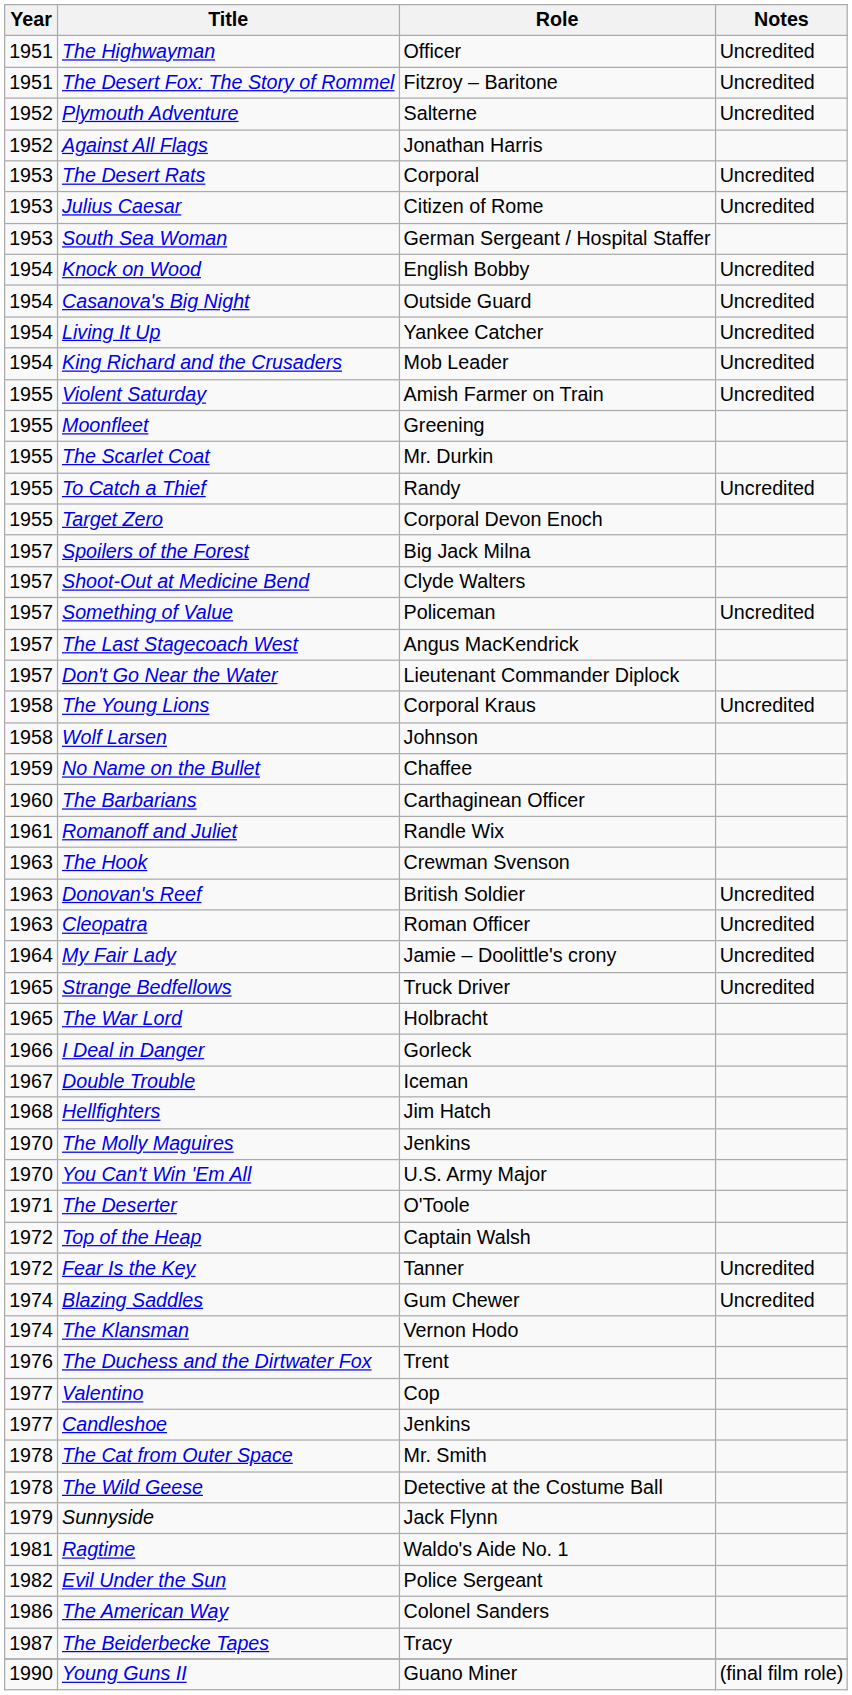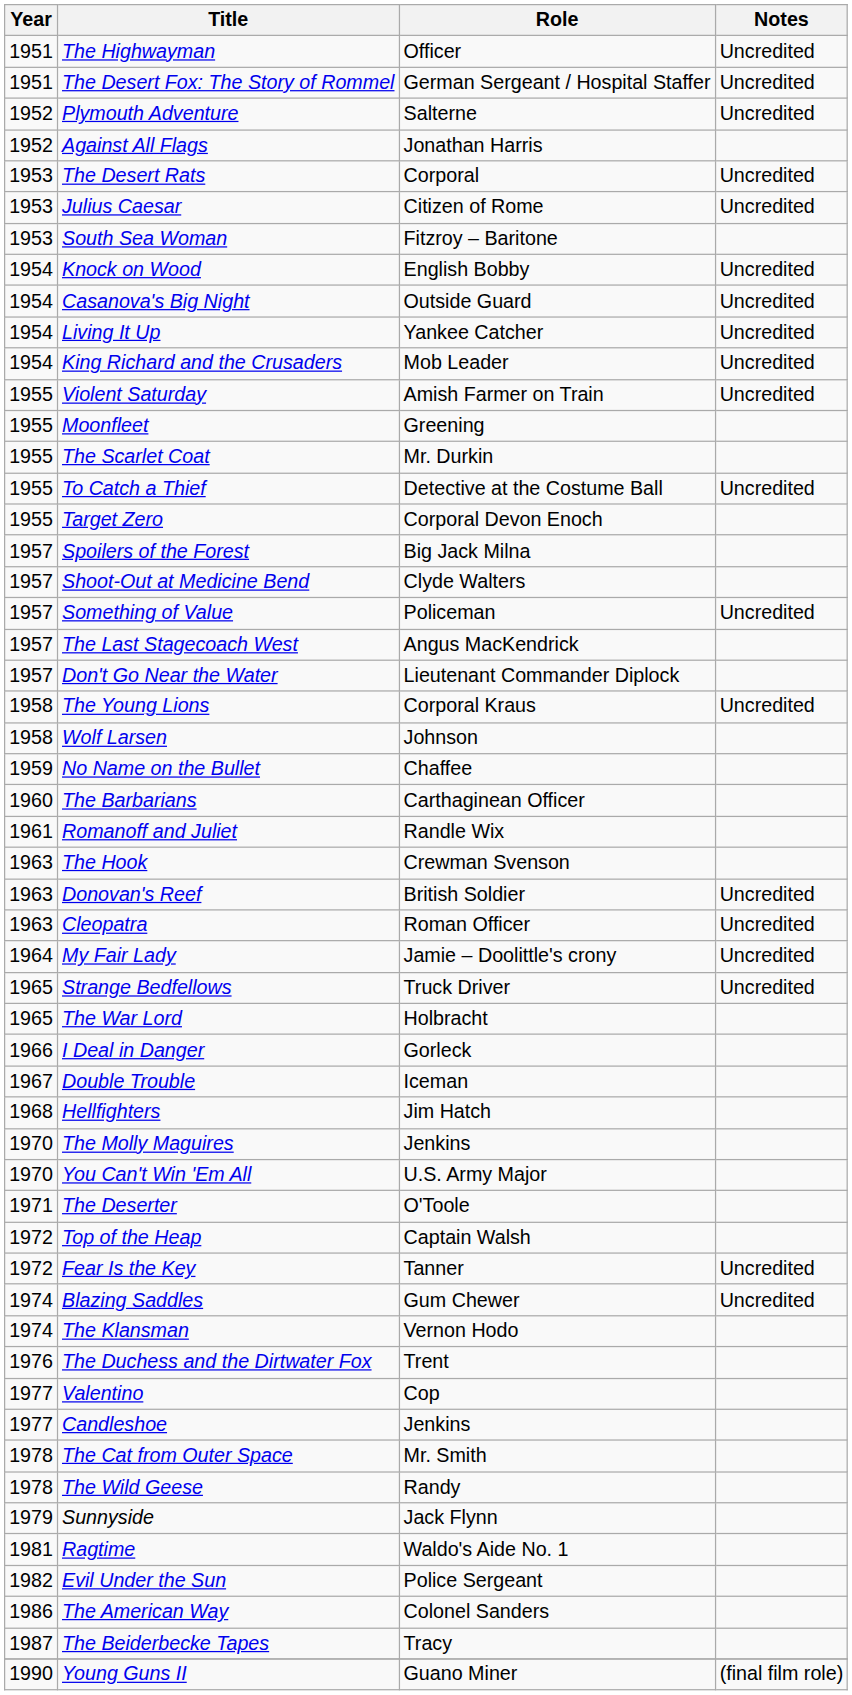(481, 82) Fitzroy – Baritone -> (557, 82) German Sergeant / Hospital Staffer
(557, 238) German Sergeant / Hospital Staffer -> (481, 238) Fitzroy – Baritone
(432, 488) Randy -> (533, 488) Detective at the Costume Ball
(533, 1487) Detective at the Costume Ball -> (432, 1487) Randy
